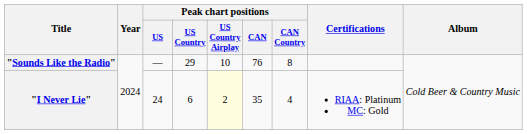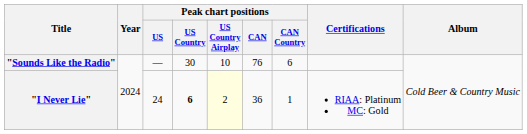(190, 62) 29 -> (190, 62) 30
(290, 62) 8 -> (290, 62) 6
(190, 100) normal -> (190, 100) bold
(257, 100) 35 -> (257, 100) 36
(290, 100) 4 -> (290, 100) 1
